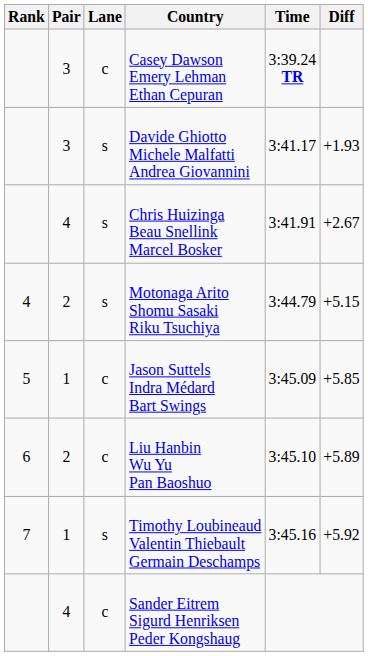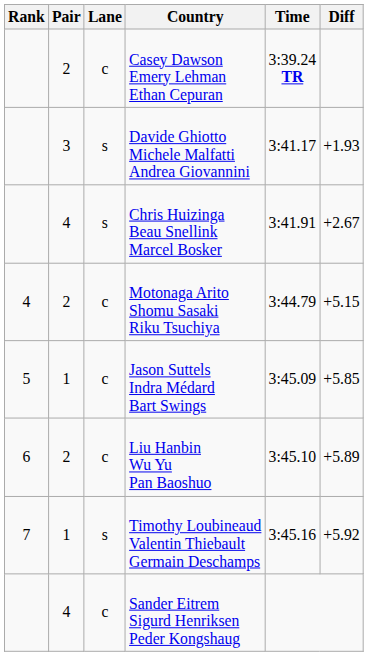(66, 68) 3 -> (66, 68) 2
(105, 301) s -> (105, 301) c
